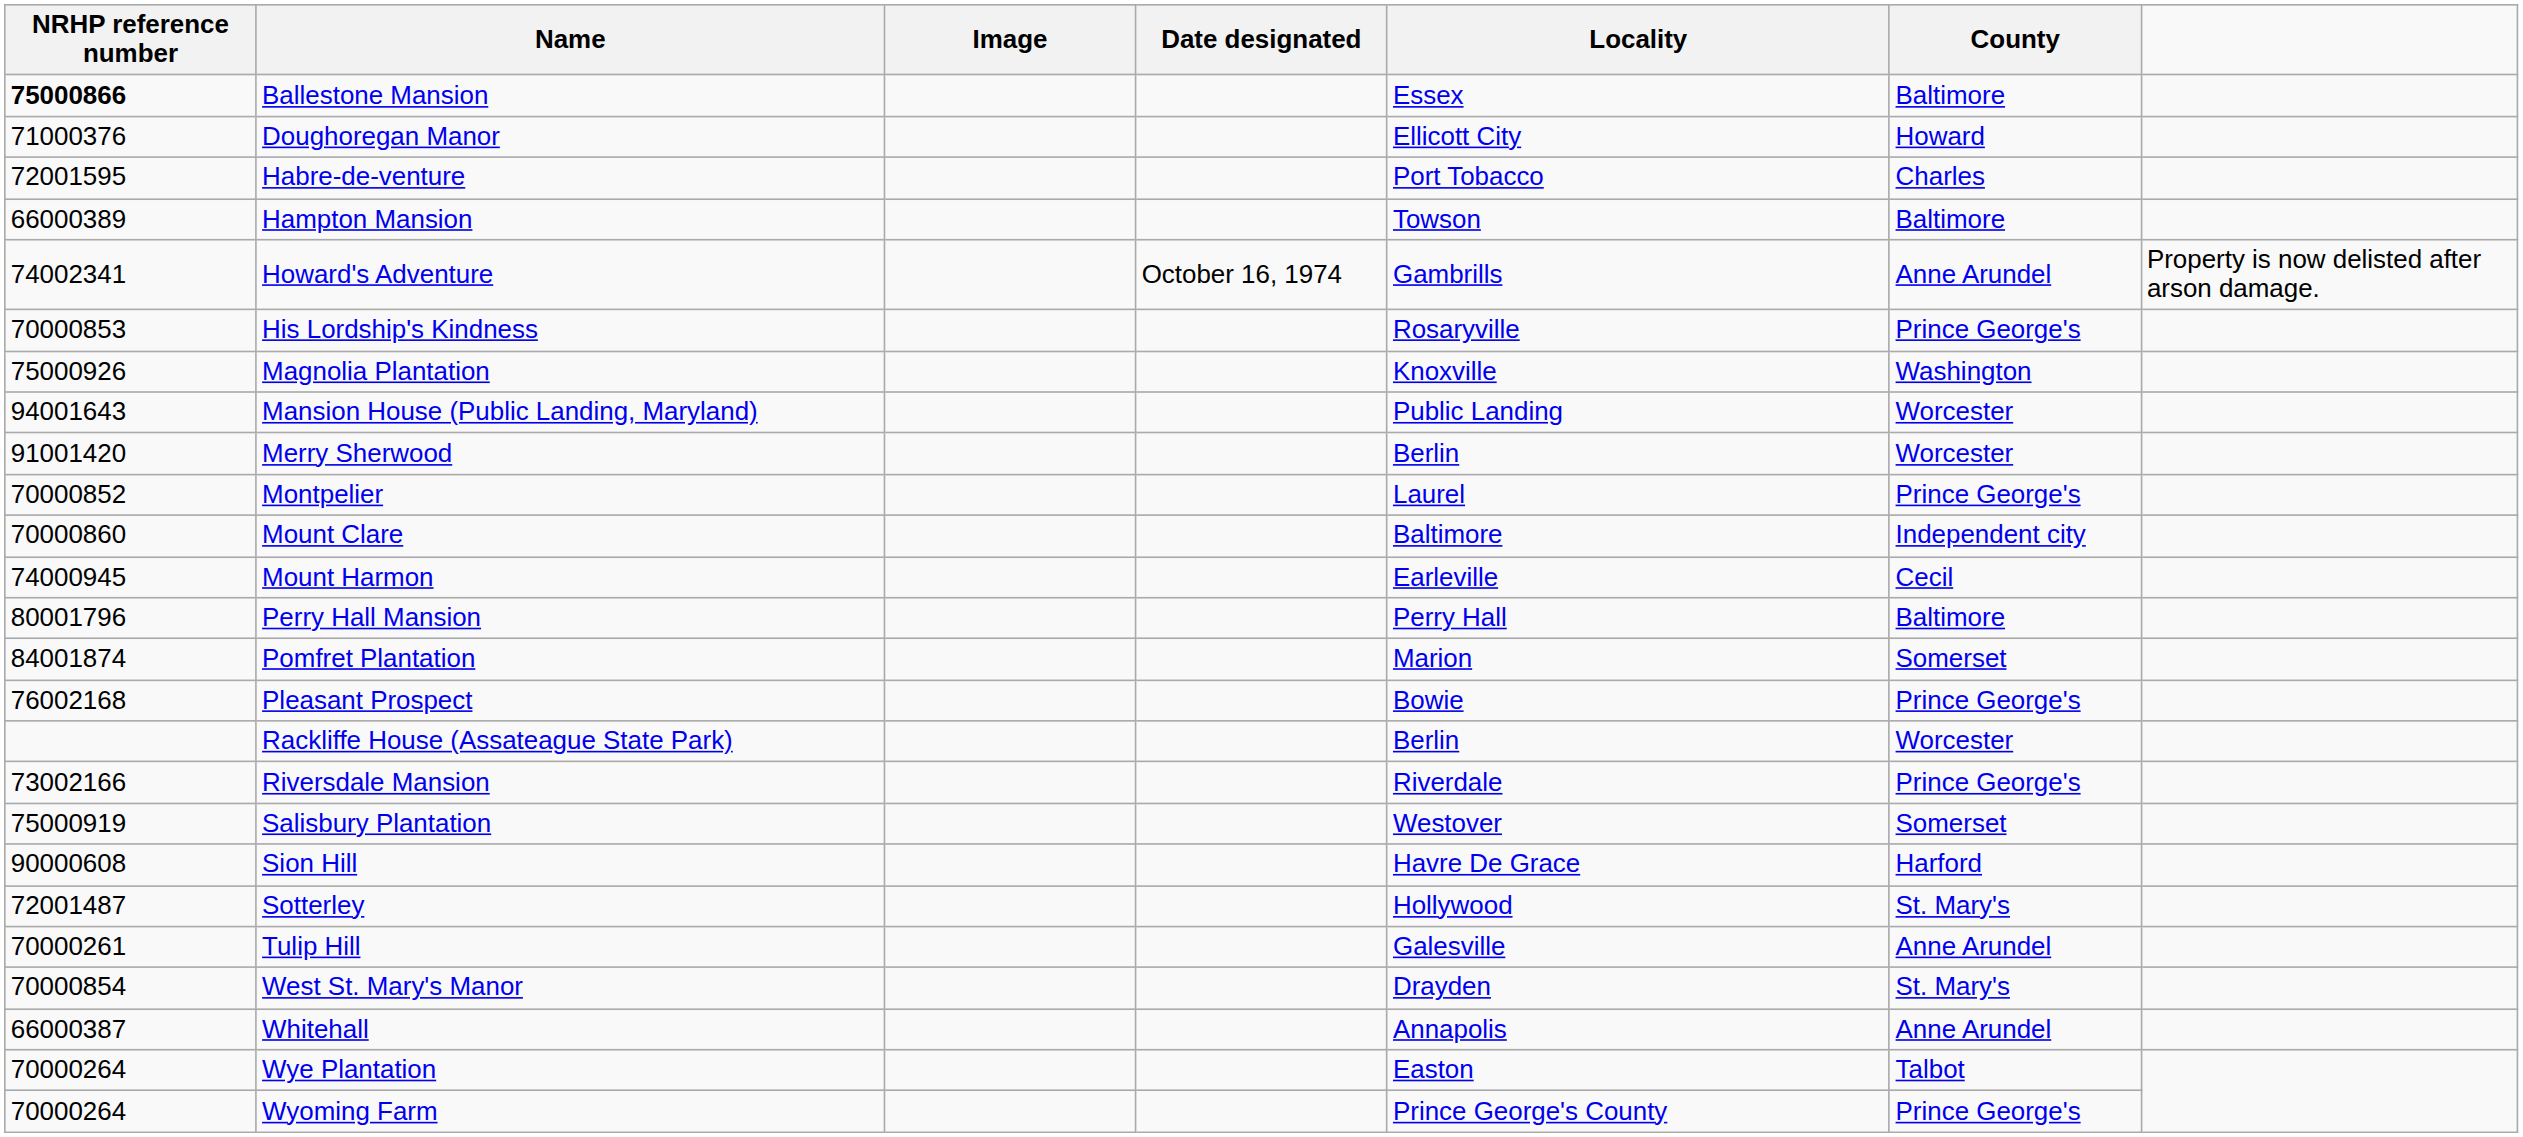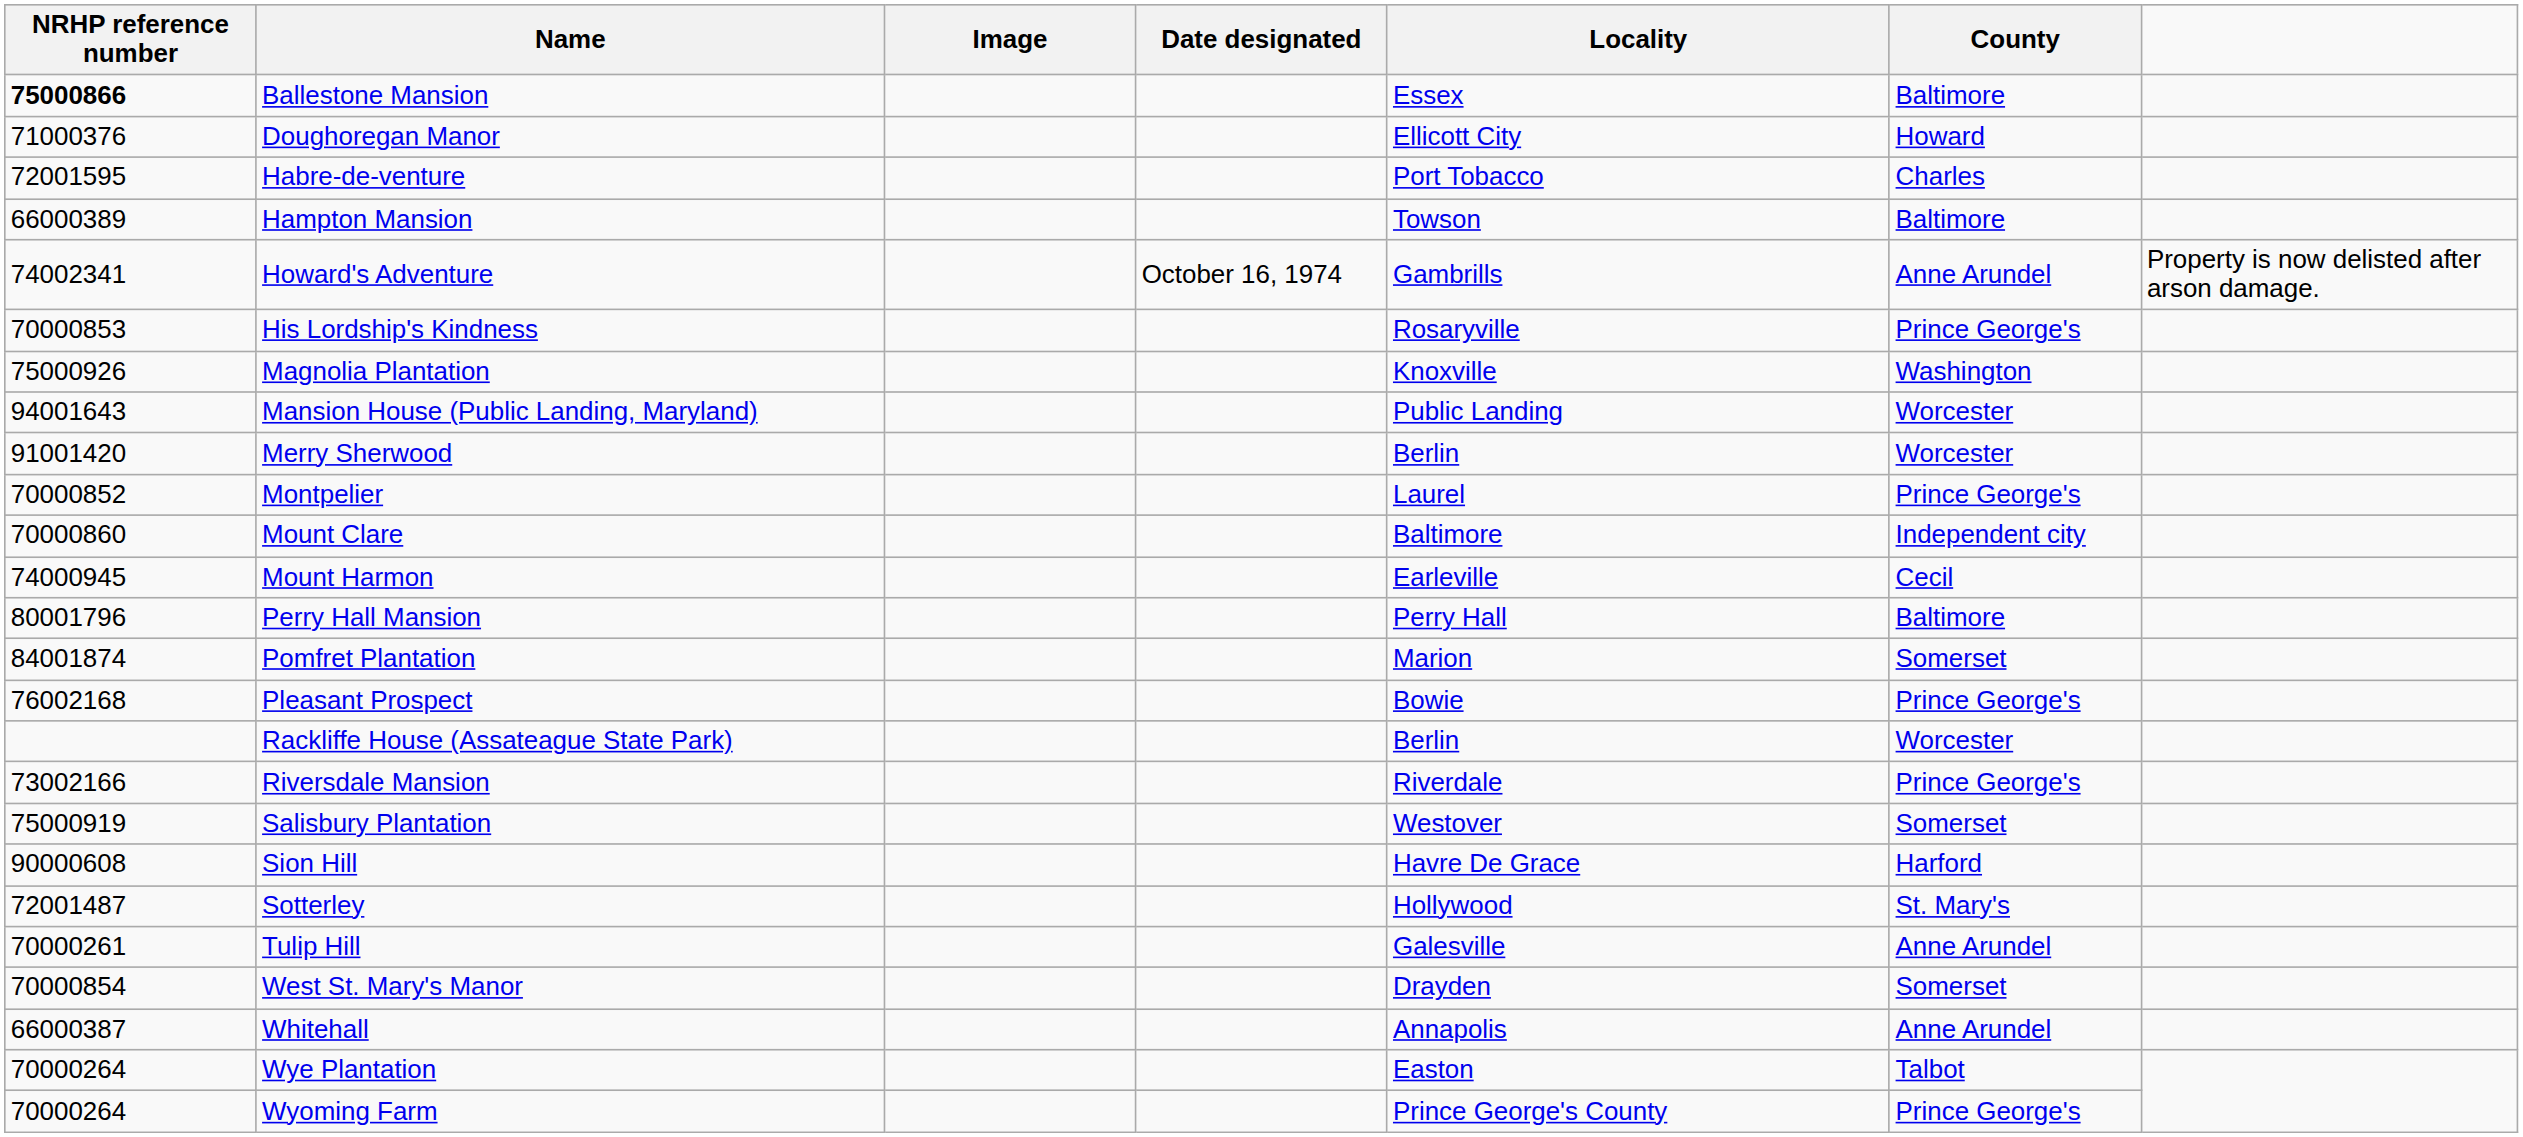(1953, 987) St. Mary's -> (1951, 987) Somerset
